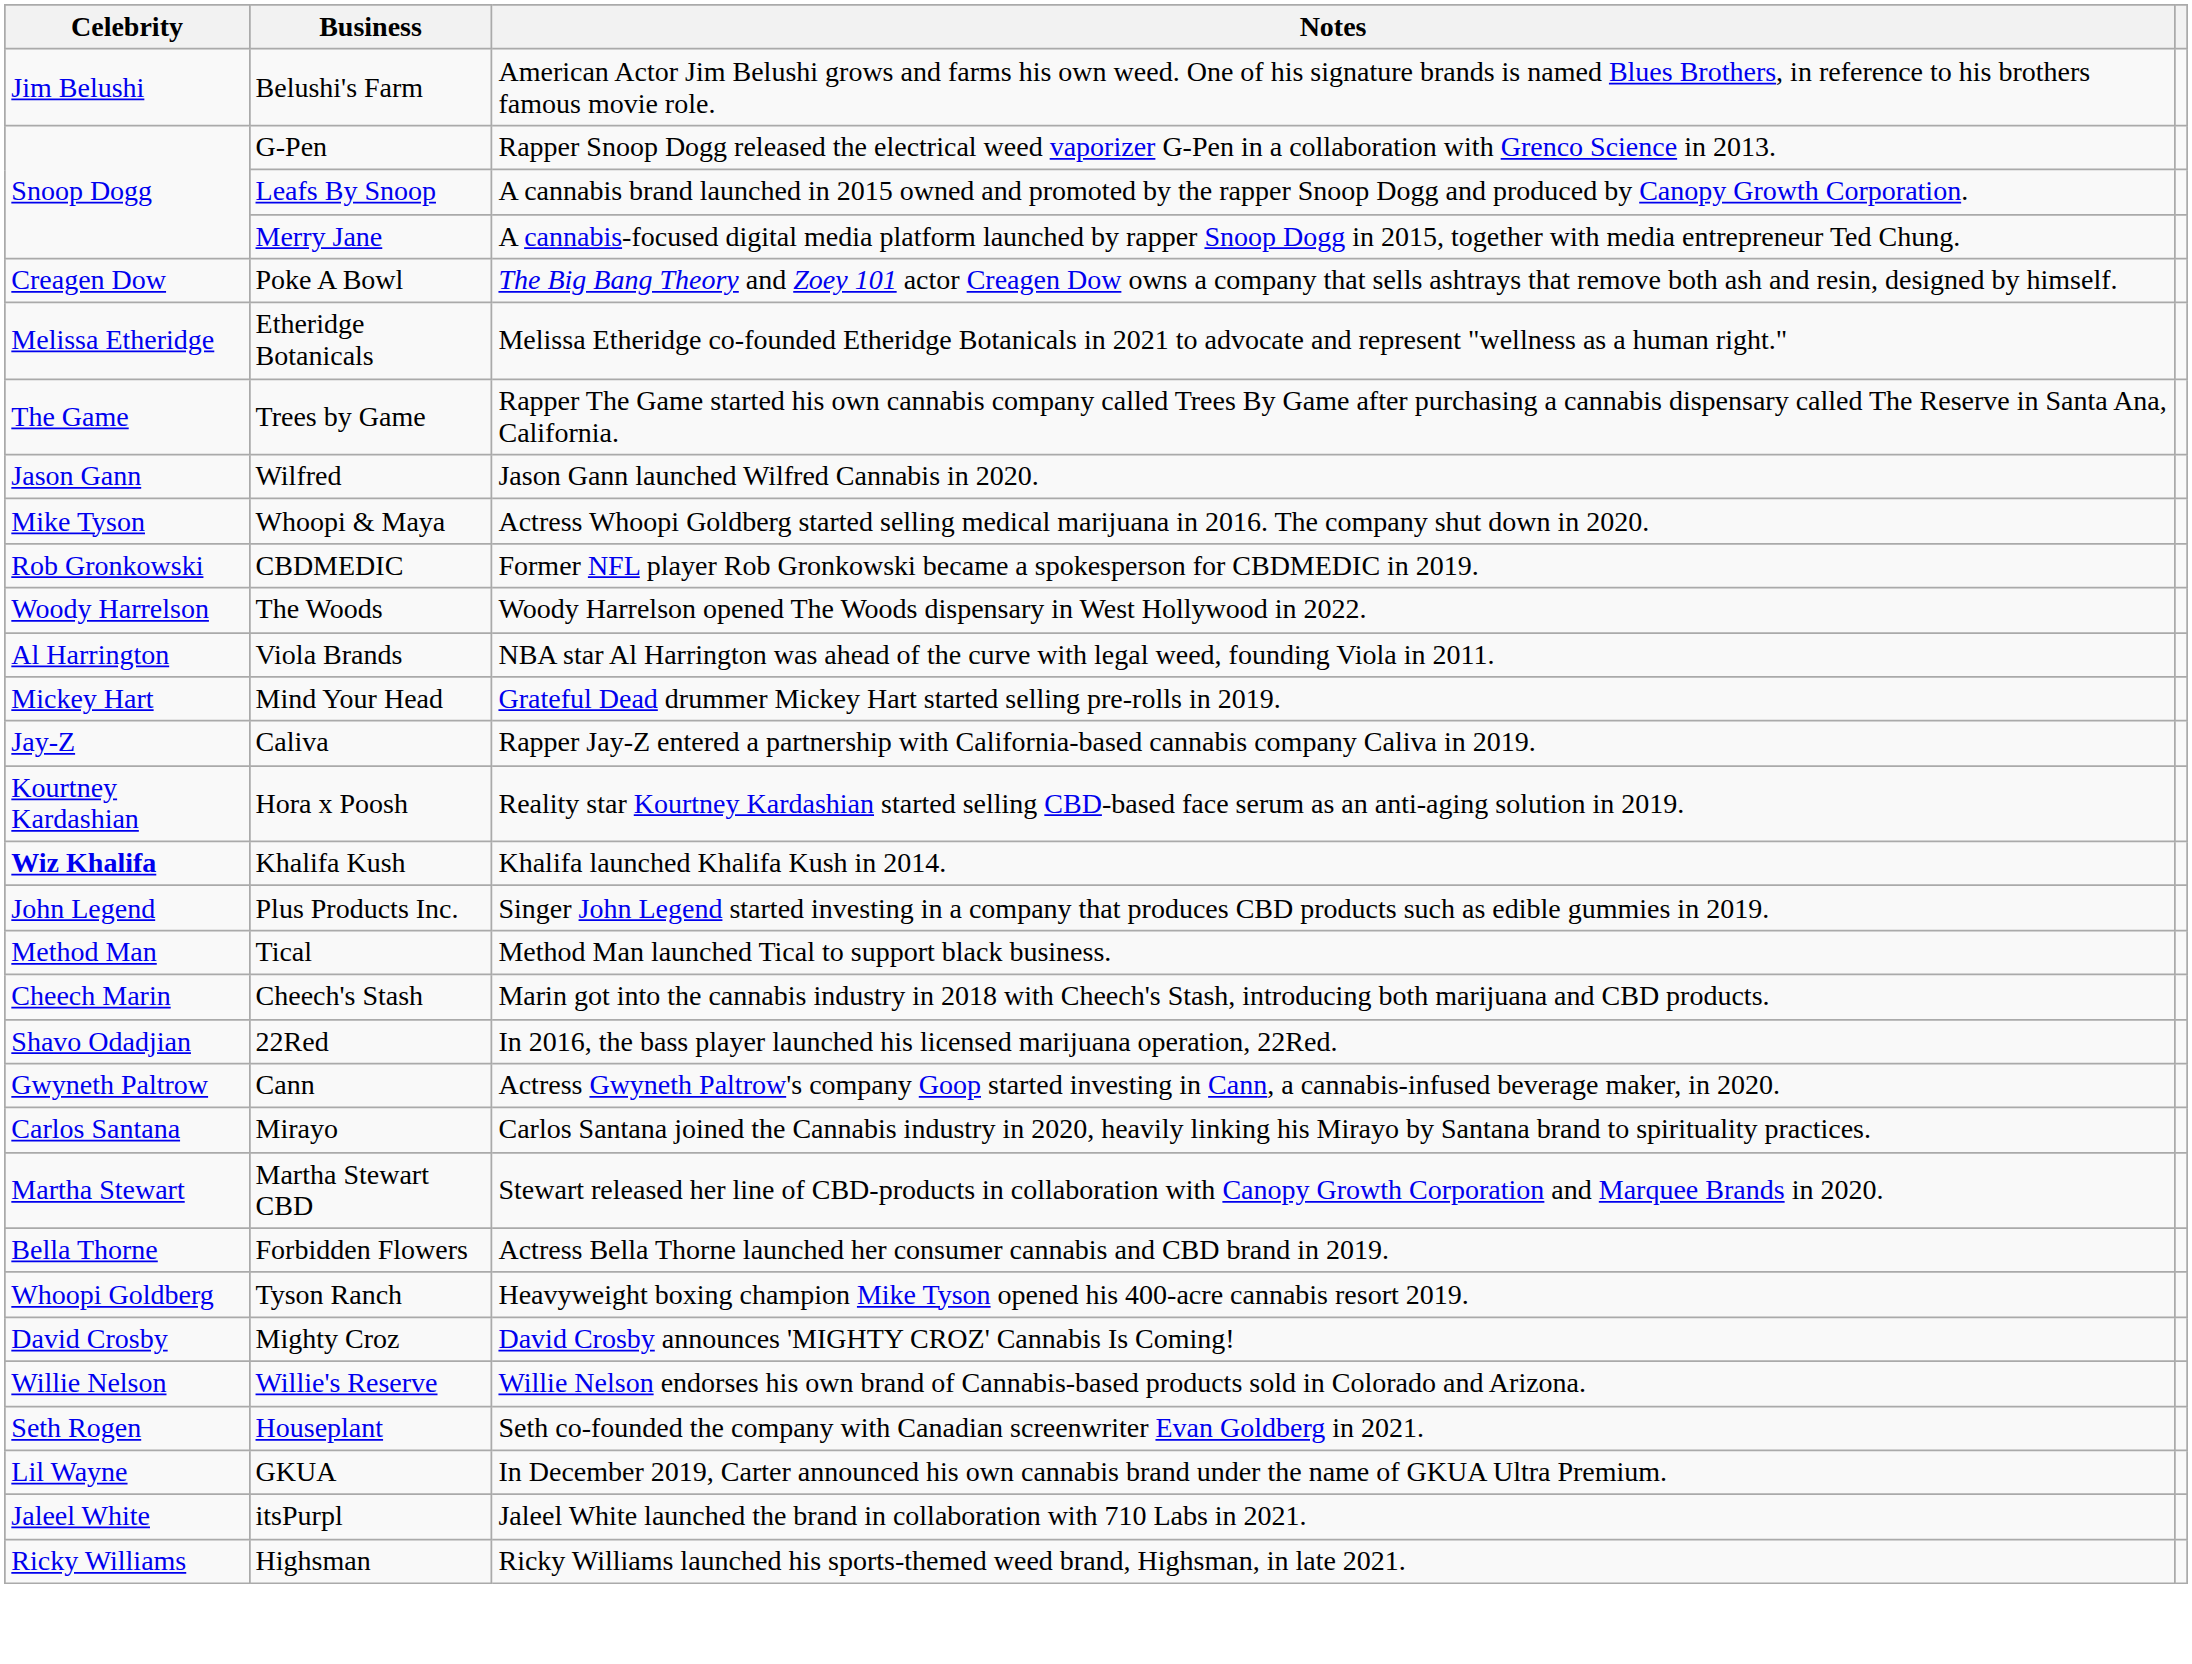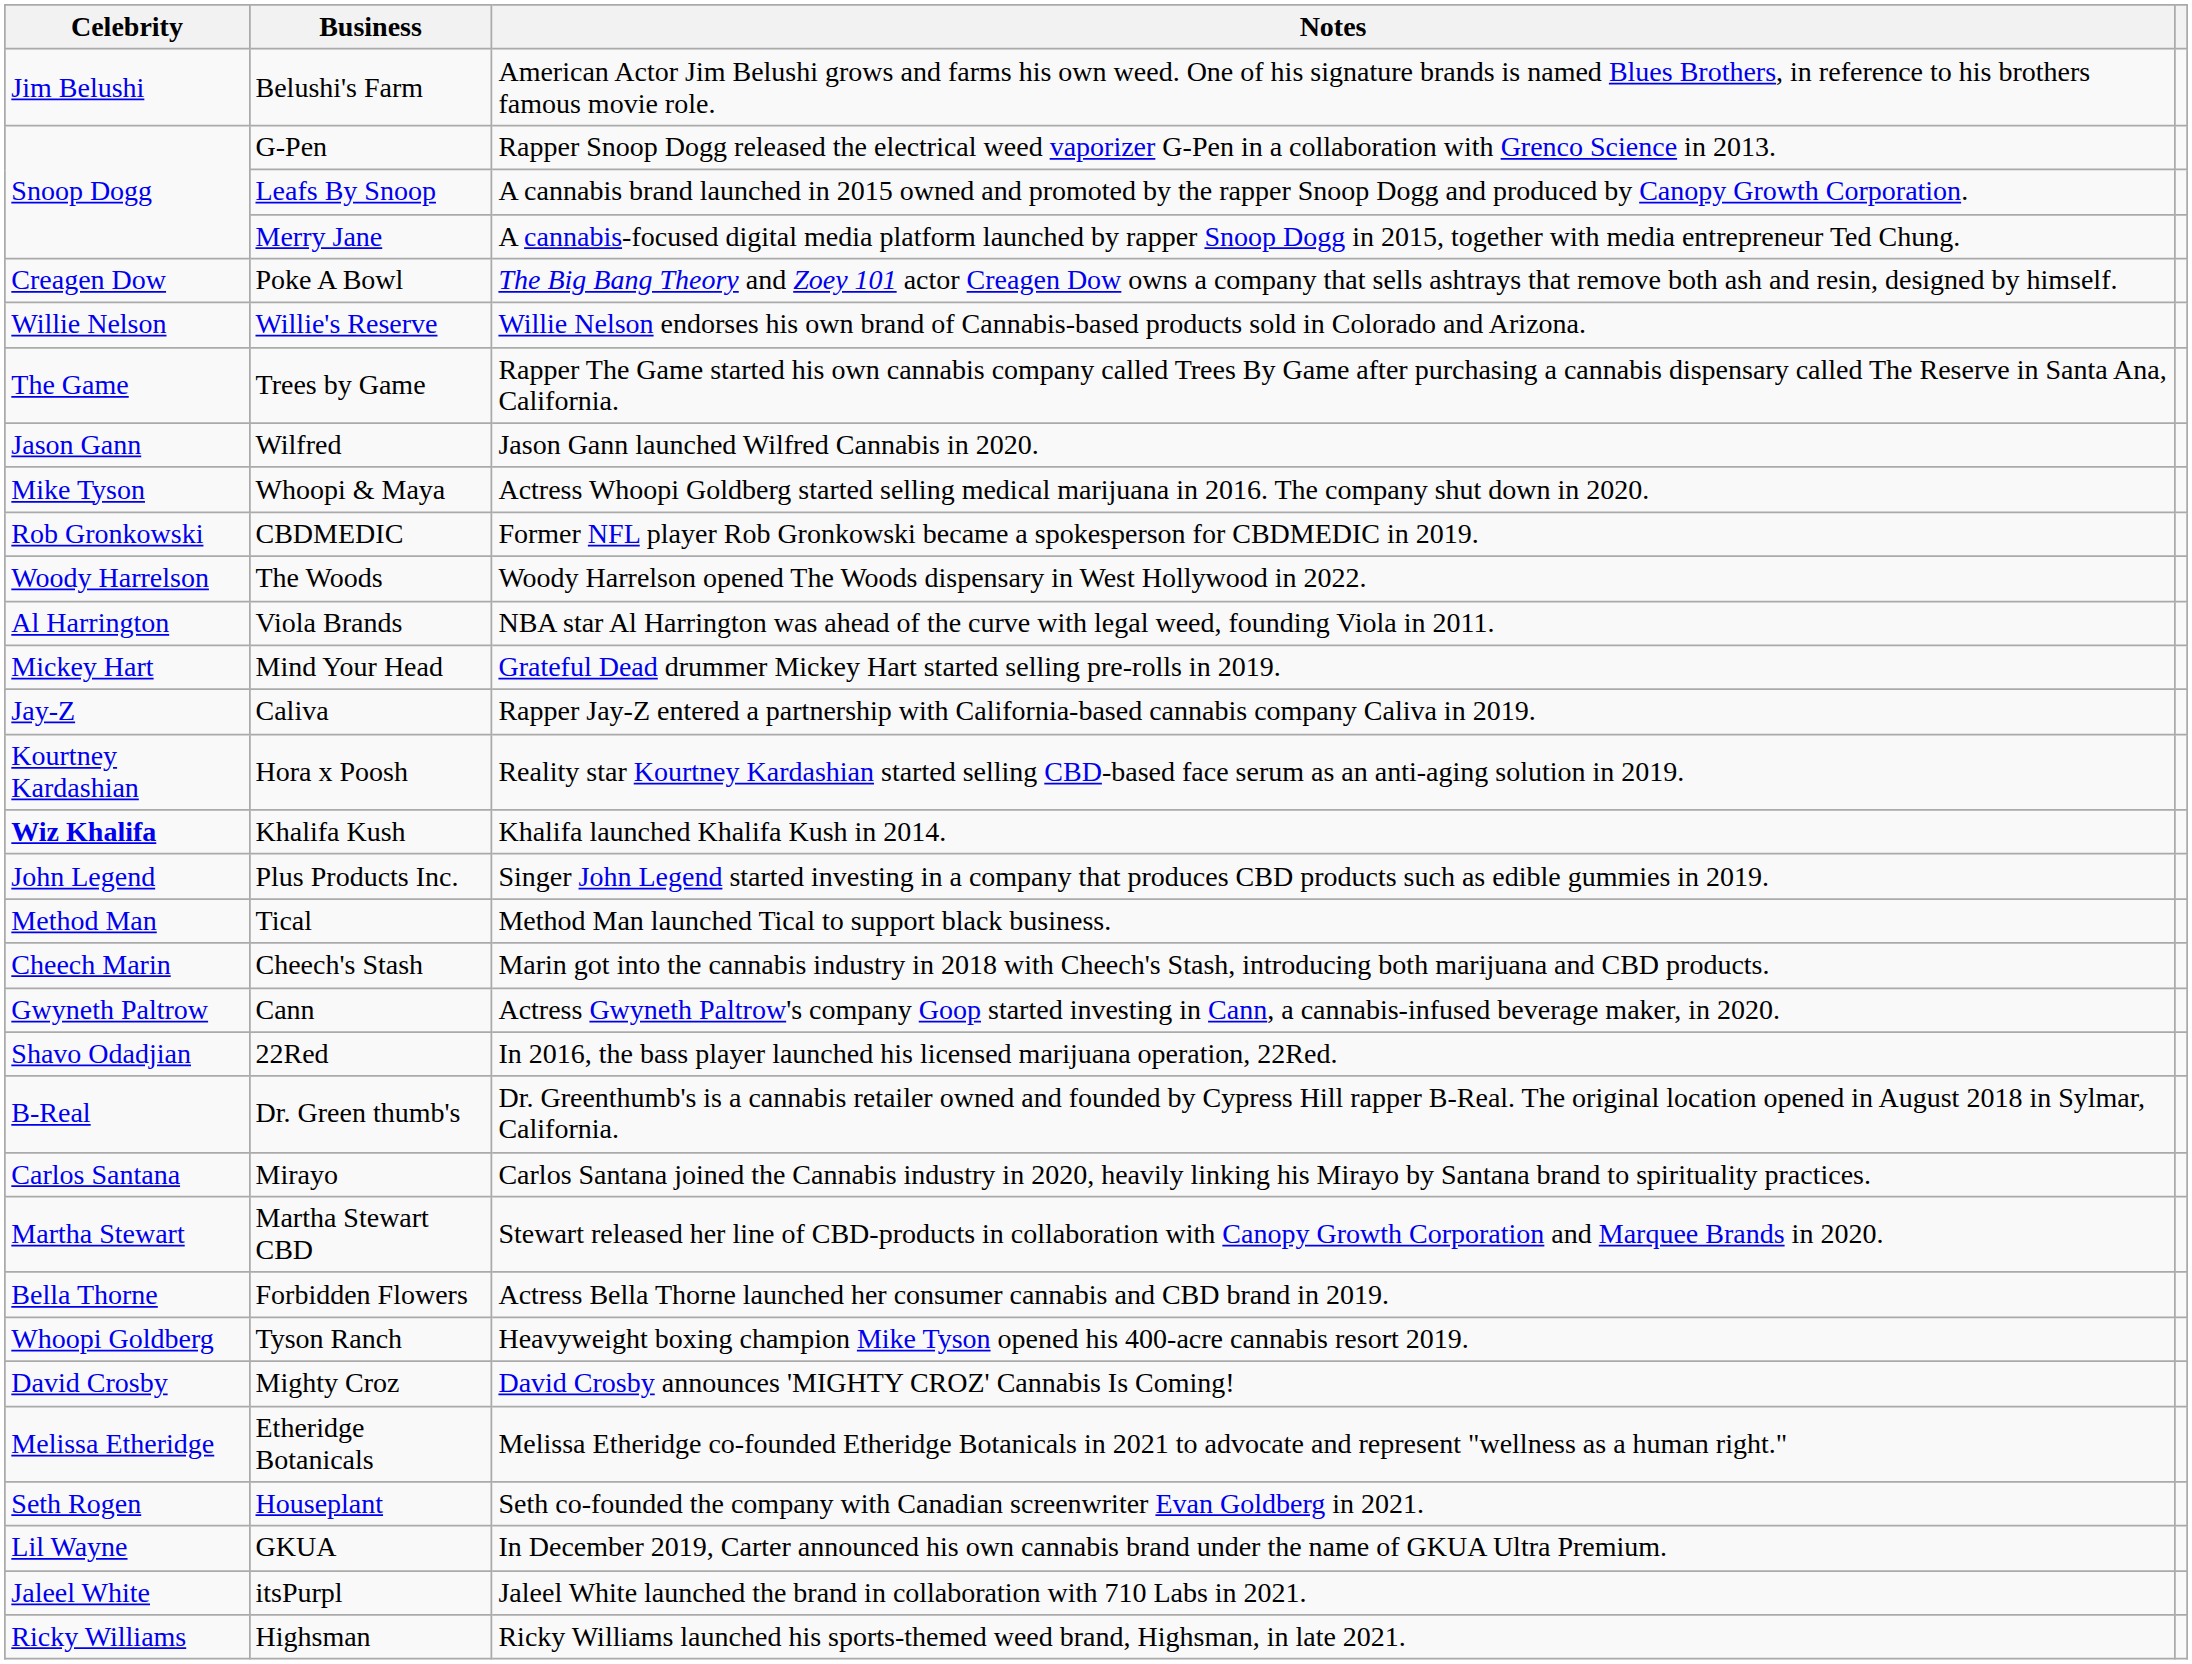rows swapped: (315, 340) <-> (347, 1383)
rows swapped: (292, 1040) <-> (285, 1085)
+ row: (358, 1113)
